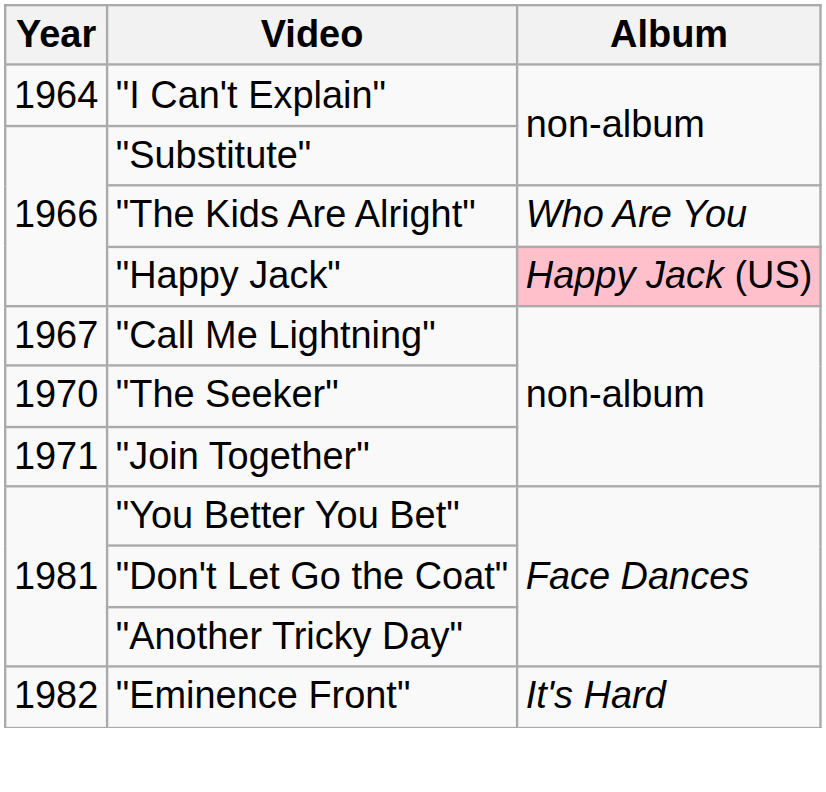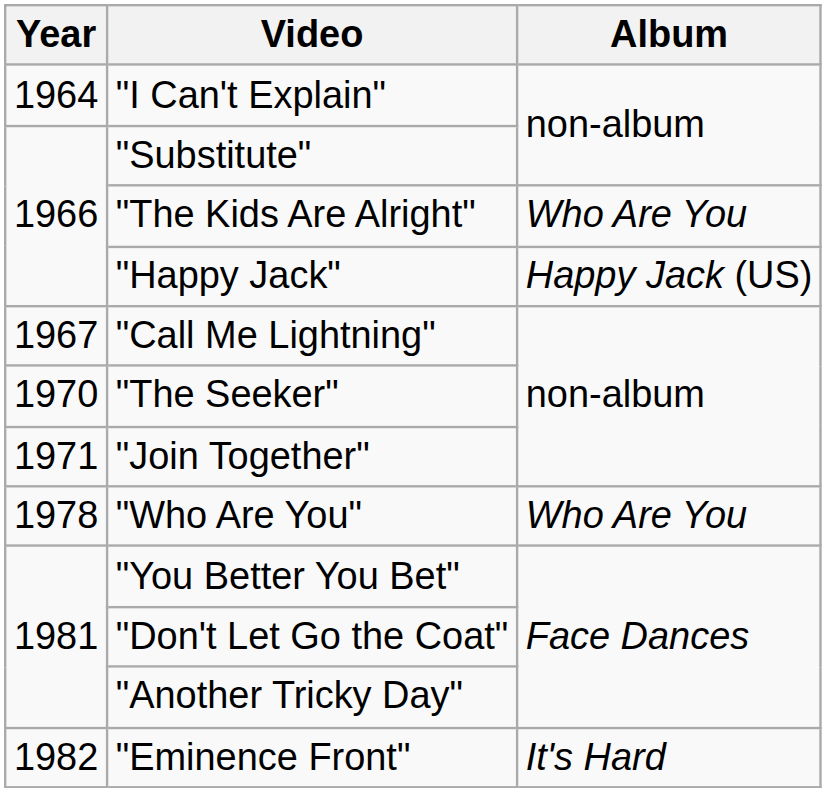(669, 275) pink background -> (669, 275) no background
+ row: (239, 515)
